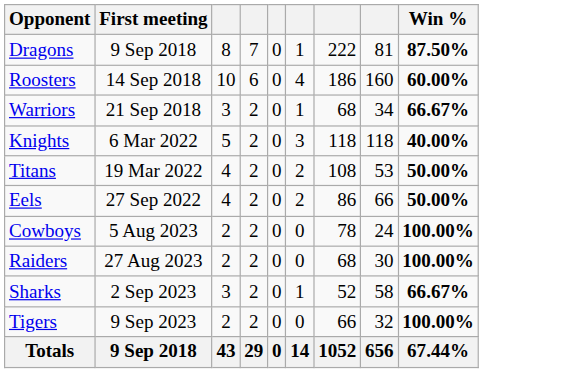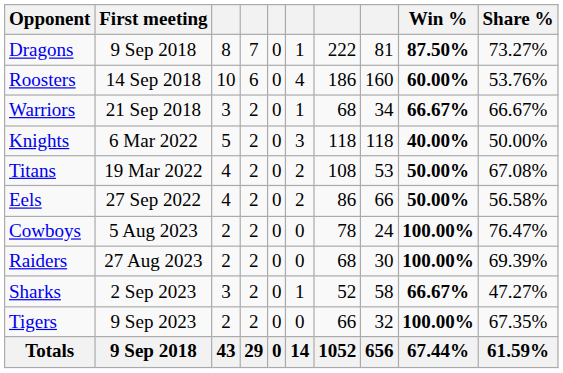+ column: (518, 19)
